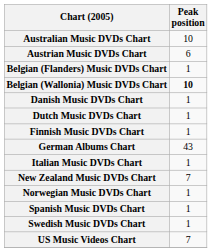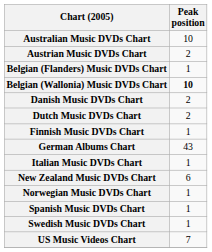(188, 54) 6 -> (188, 54) 2
(188, 100) 1 -> (188, 100) 2
(188, 116) 1 -> (188, 116) 2
(188, 178) 7 -> (188, 178) 6
